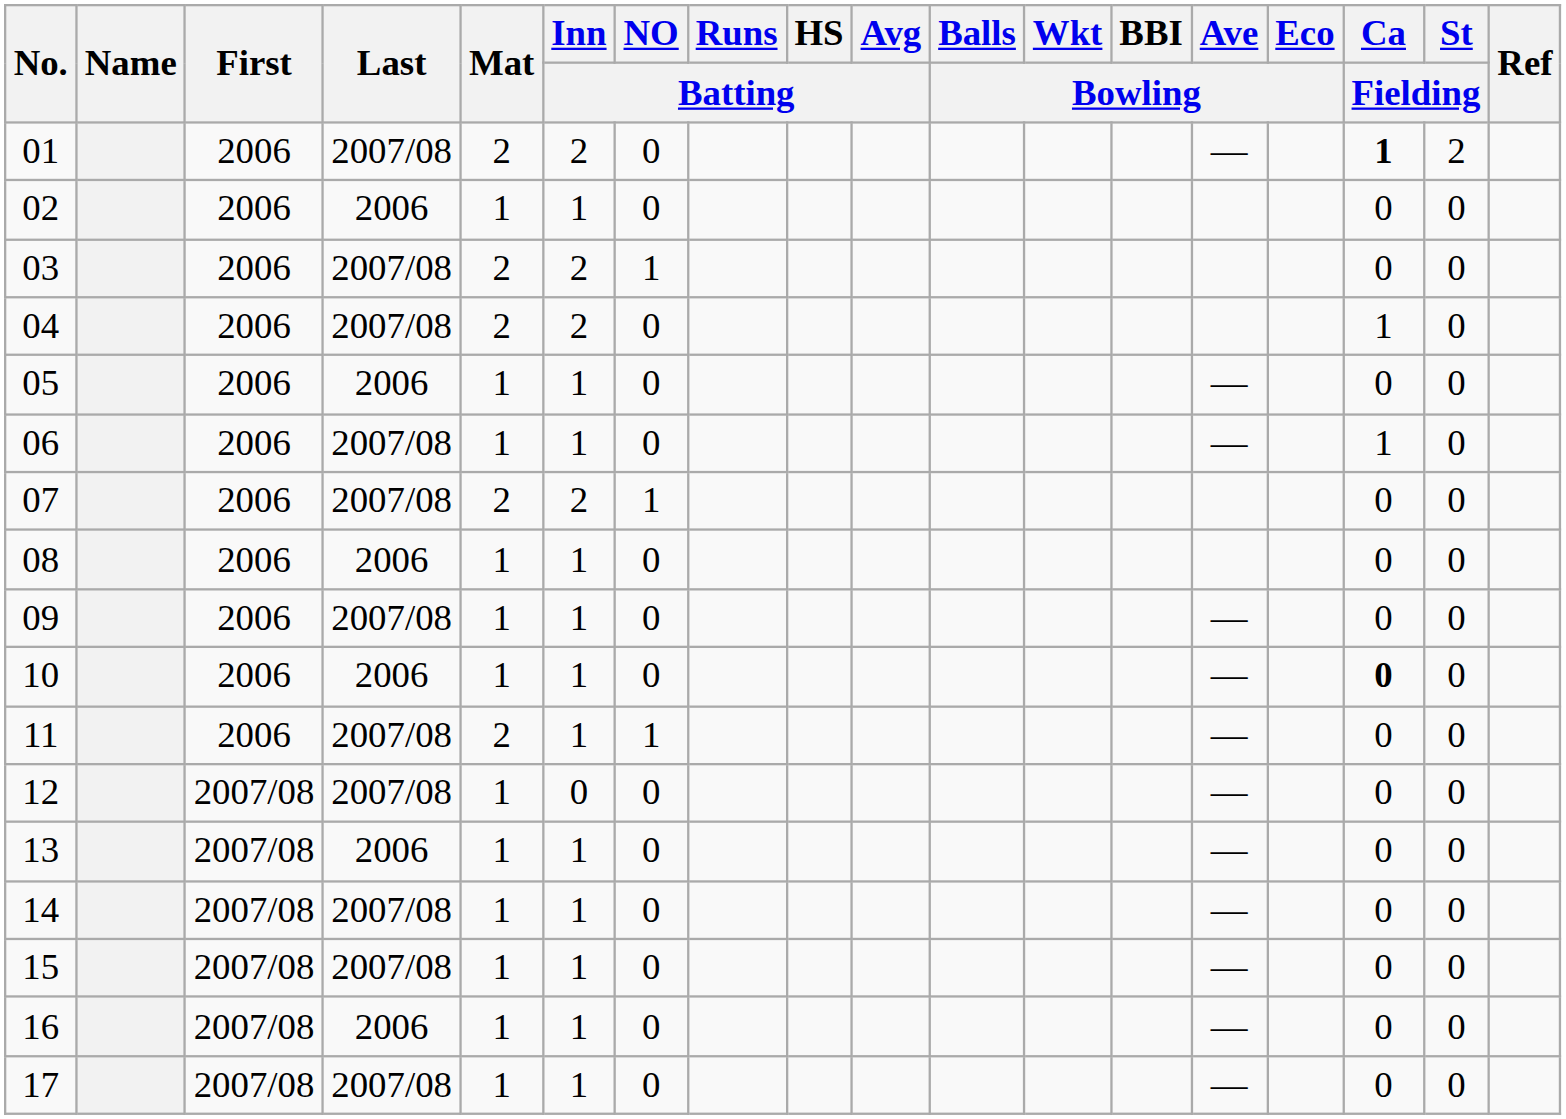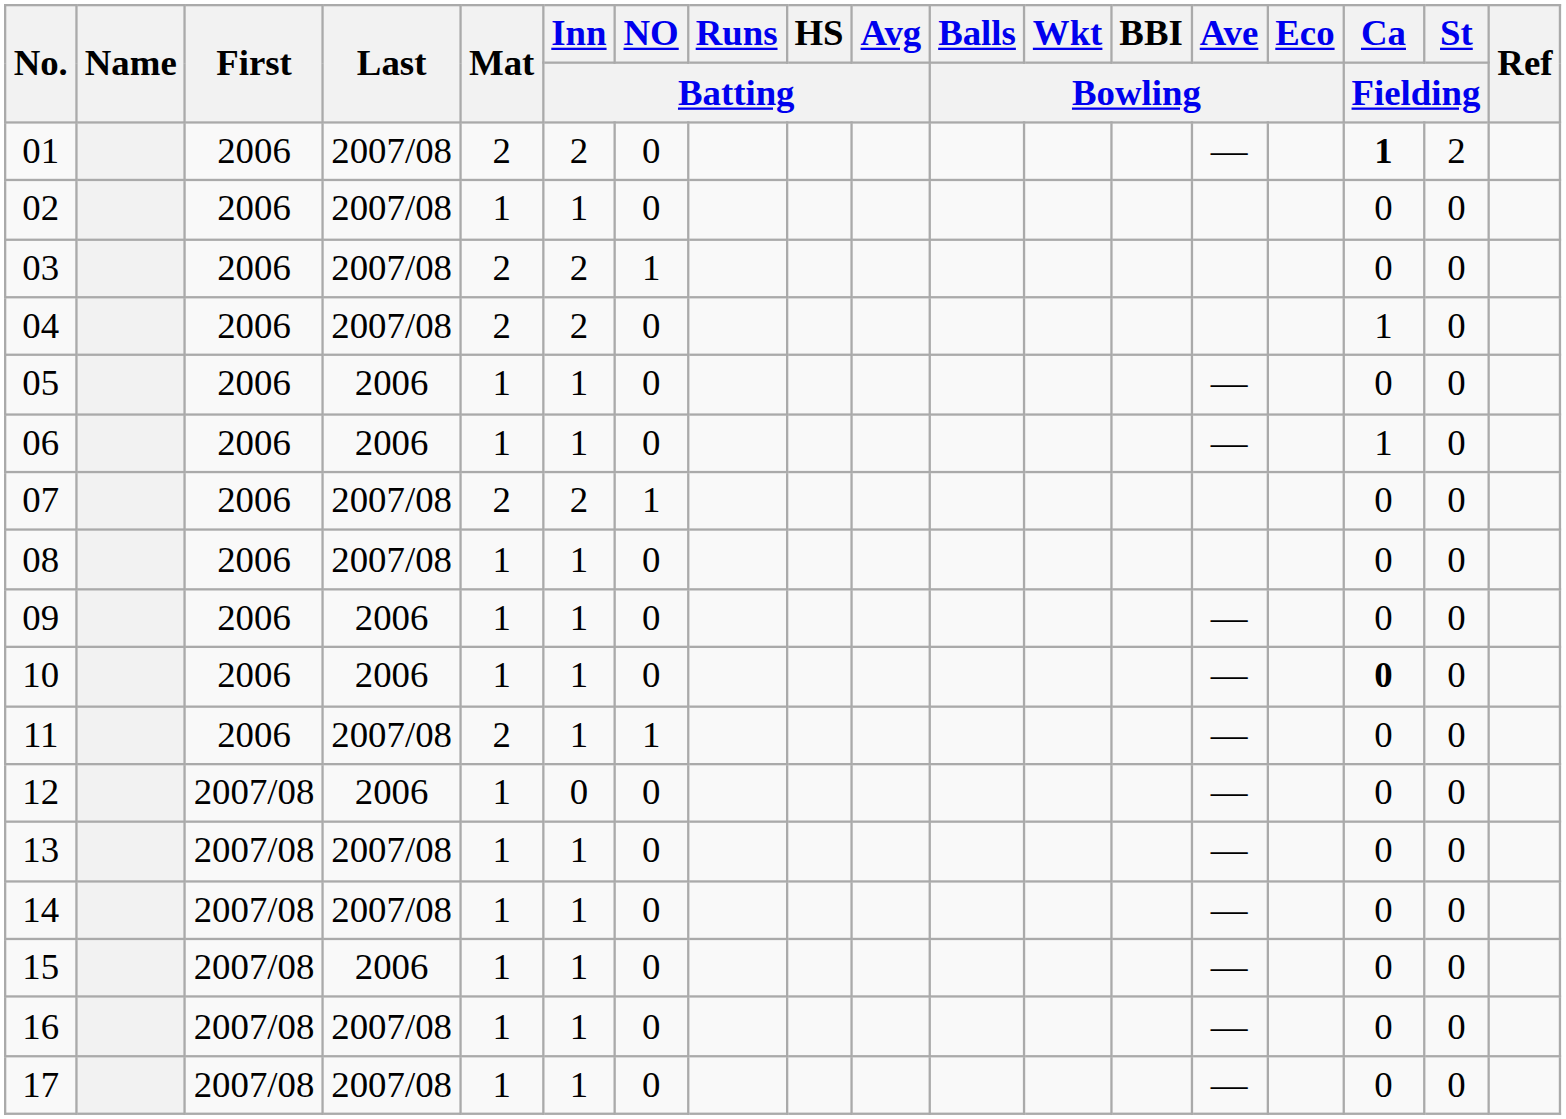(392, 208) 2006 -> (392, 208) 2007/08
(392, 442) 2007/08 -> (392, 442) 2006
(392, 558) 2006 -> (392, 558) 2007/08
(392, 617) 2007/08 -> (392, 617) 2006
(392, 792) 2007/08 -> (392, 792) 2006
(392, 850) 2006 -> (392, 850) 2007/08
(392, 967) 2007/08 -> (392, 967) 2006
(392, 1025) 2006 -> (392, 1025) 2007/08
